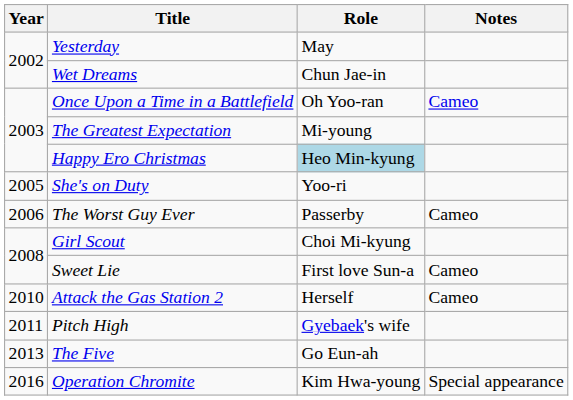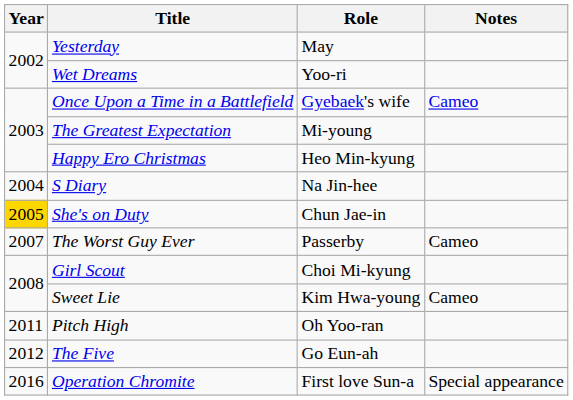(344, 74) Chun Jae-in -> (324, 74) Yoo-ri
(343, 102) Oh Yoo-ran -> (356, 102) Gyebaek's wife
(358, 158) lightblue background -> (358, 158) no background
+ row: (79, 185)
(26, 185) no background -> (26, 213) gold background
(324, 185) Yoo-ri -> (344, 213) Chun Jae-in
(26, 213) 2006 -> (26, 241) 2007
(358, 269) First love Sun-a -> (361, 297) Kim Hwa-young
- row: (137, 297)
(356, 325) Gyebaek's wife -> (343, 325) Oh Yoo-ran
(26, 353) 2013 -> (26, 353) 2012
(361, 381) Kim Hwa-young -> (358, 381) First love Sun-a
